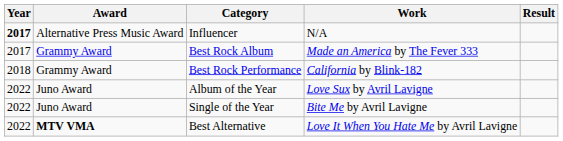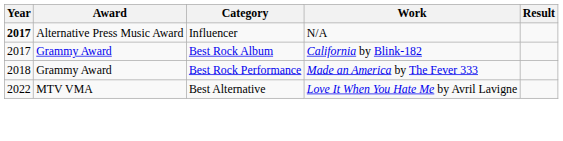(392, 51) Made an America by The Fever 333 -> (364, 51) California by Blink-182
(364, 70) California by Blink-182 -> (392, 70) Made an America by The Fever 333
- row: (233, 88)
- row: (231, 107)
(65, 126) bold -> (64, 88) normal
